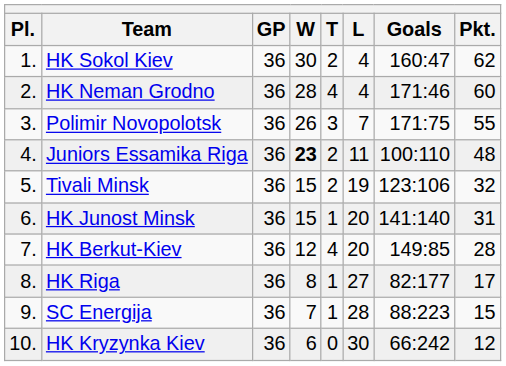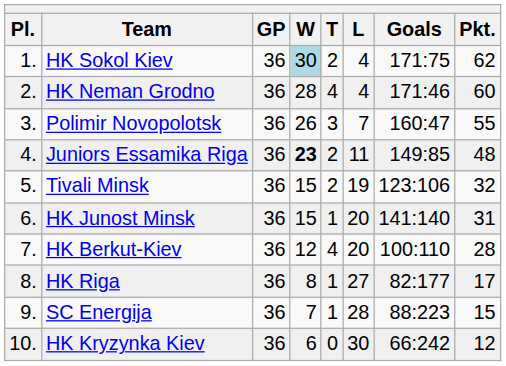(306, 60) no background -> (306, 60) lightblue background
(420, 60) 160:47 -> (420, 60) 171:75
(420, 123) 171:75 -> (420, 123) 160:47
(415, 155) 100:110 -> (420, 155) 149:85
(420, 249) 149:85 -> (415, 249) 100:110
